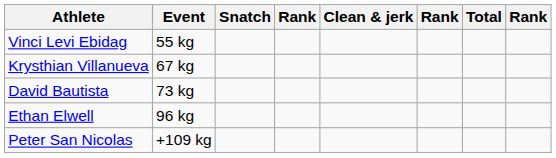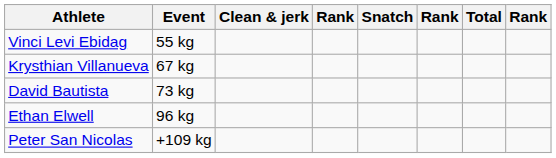columns swapped: (245, 17) <-> (368, 17)
